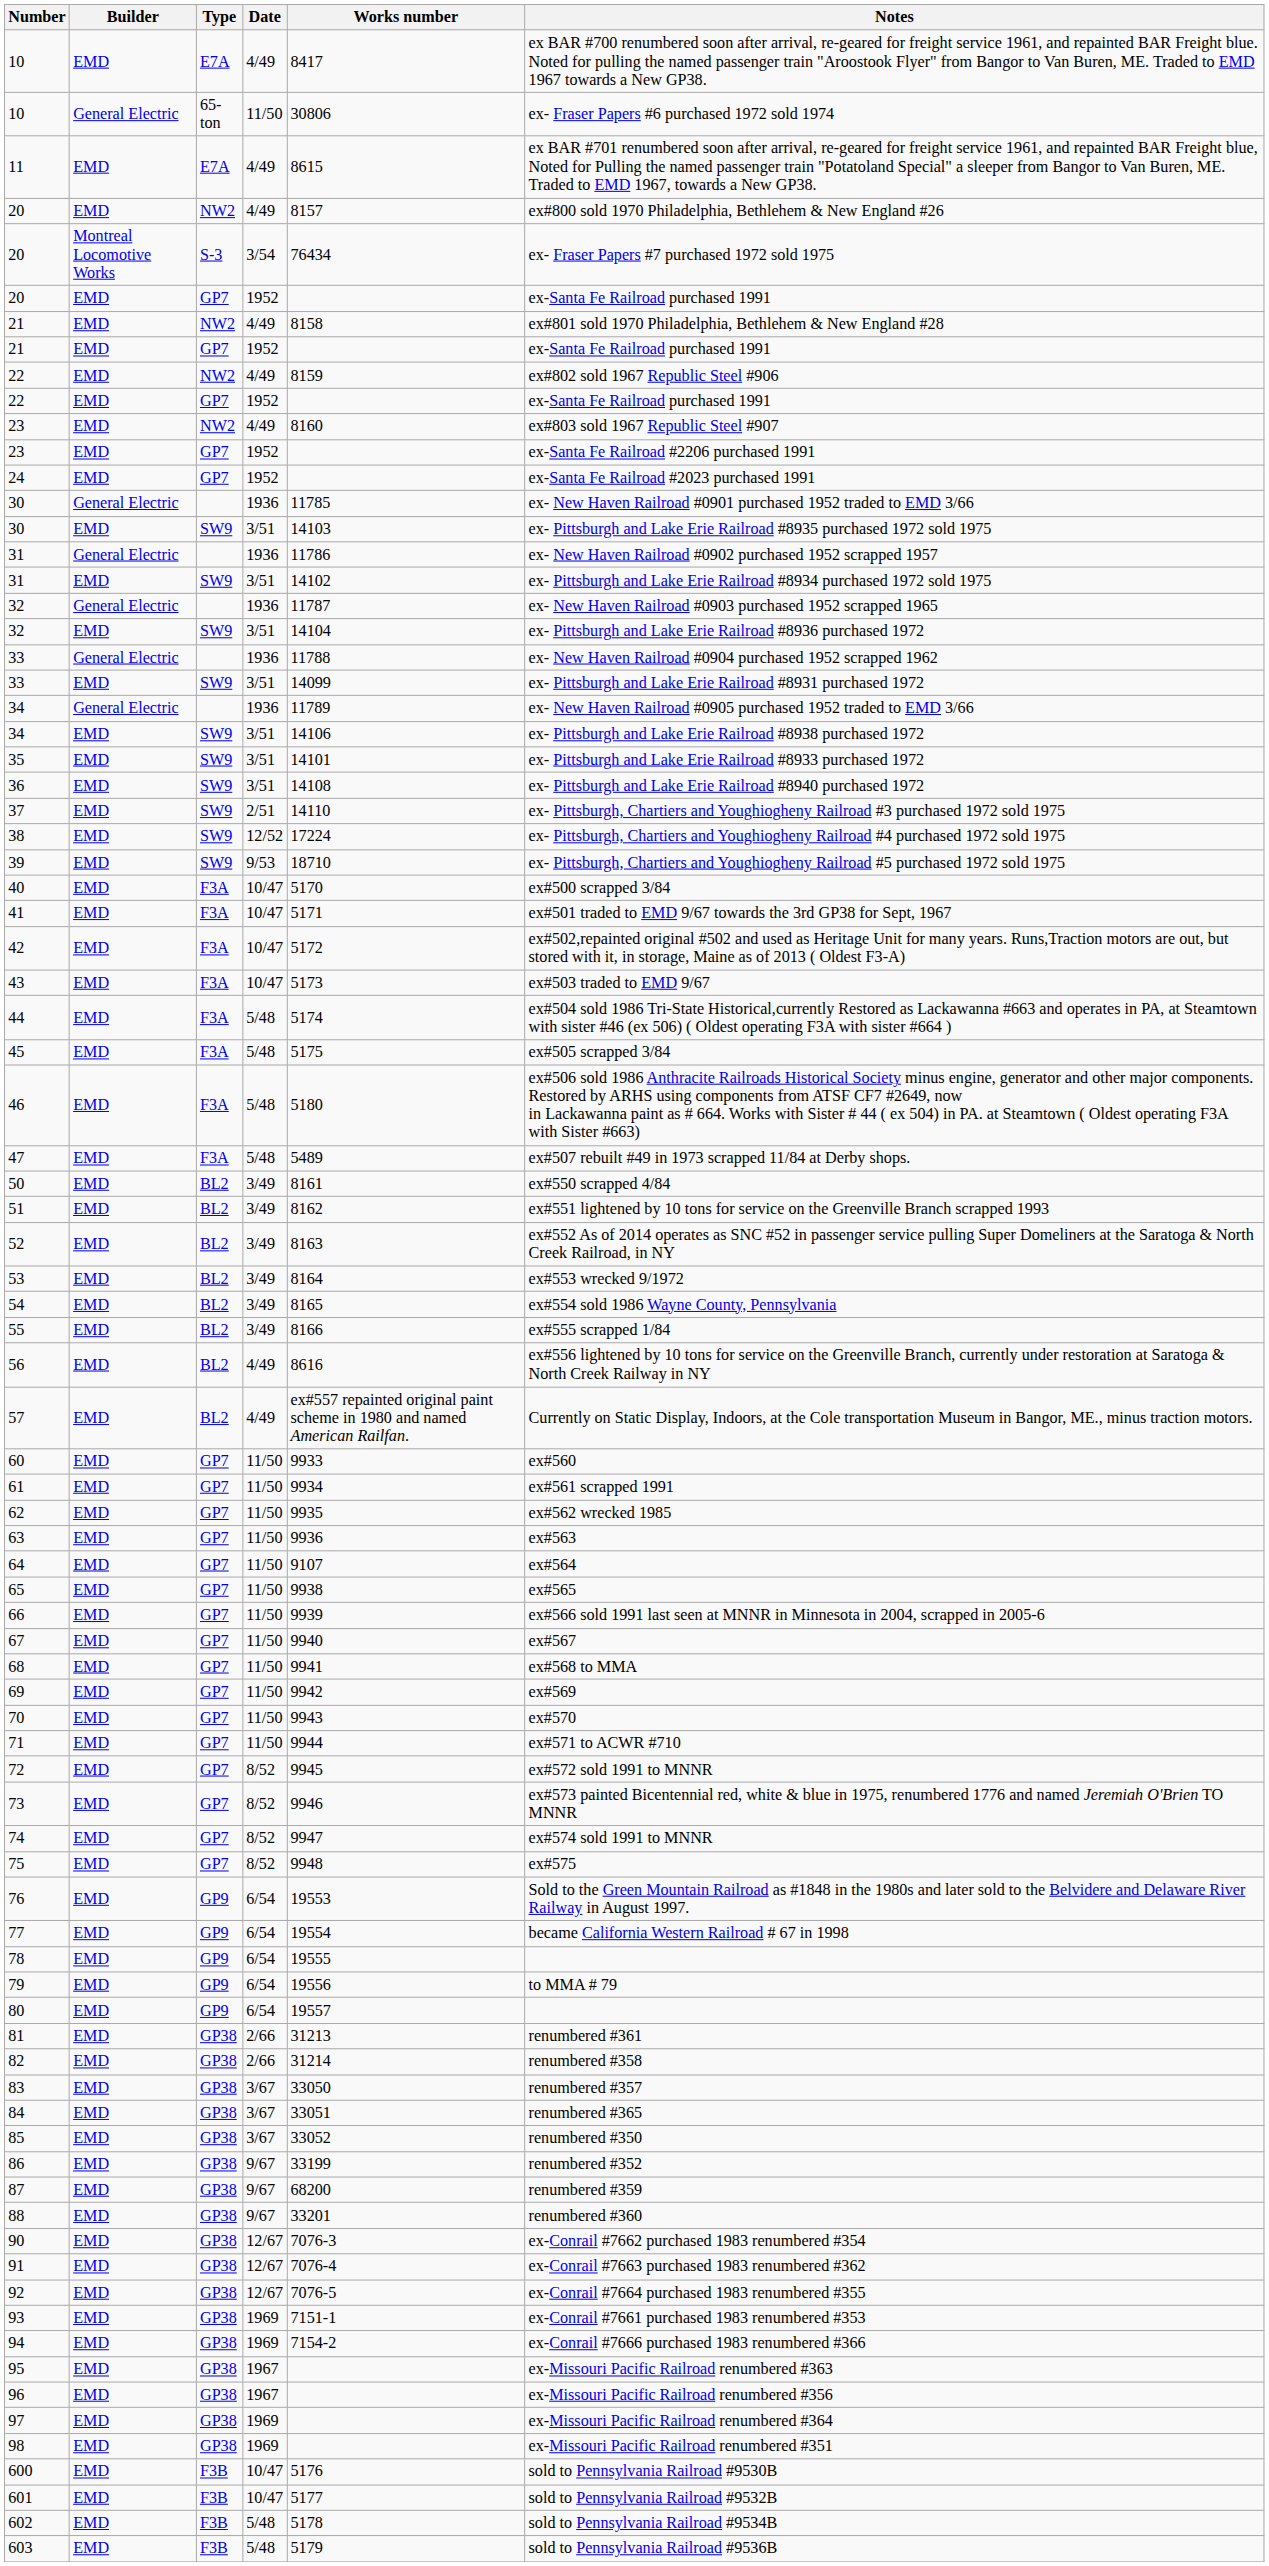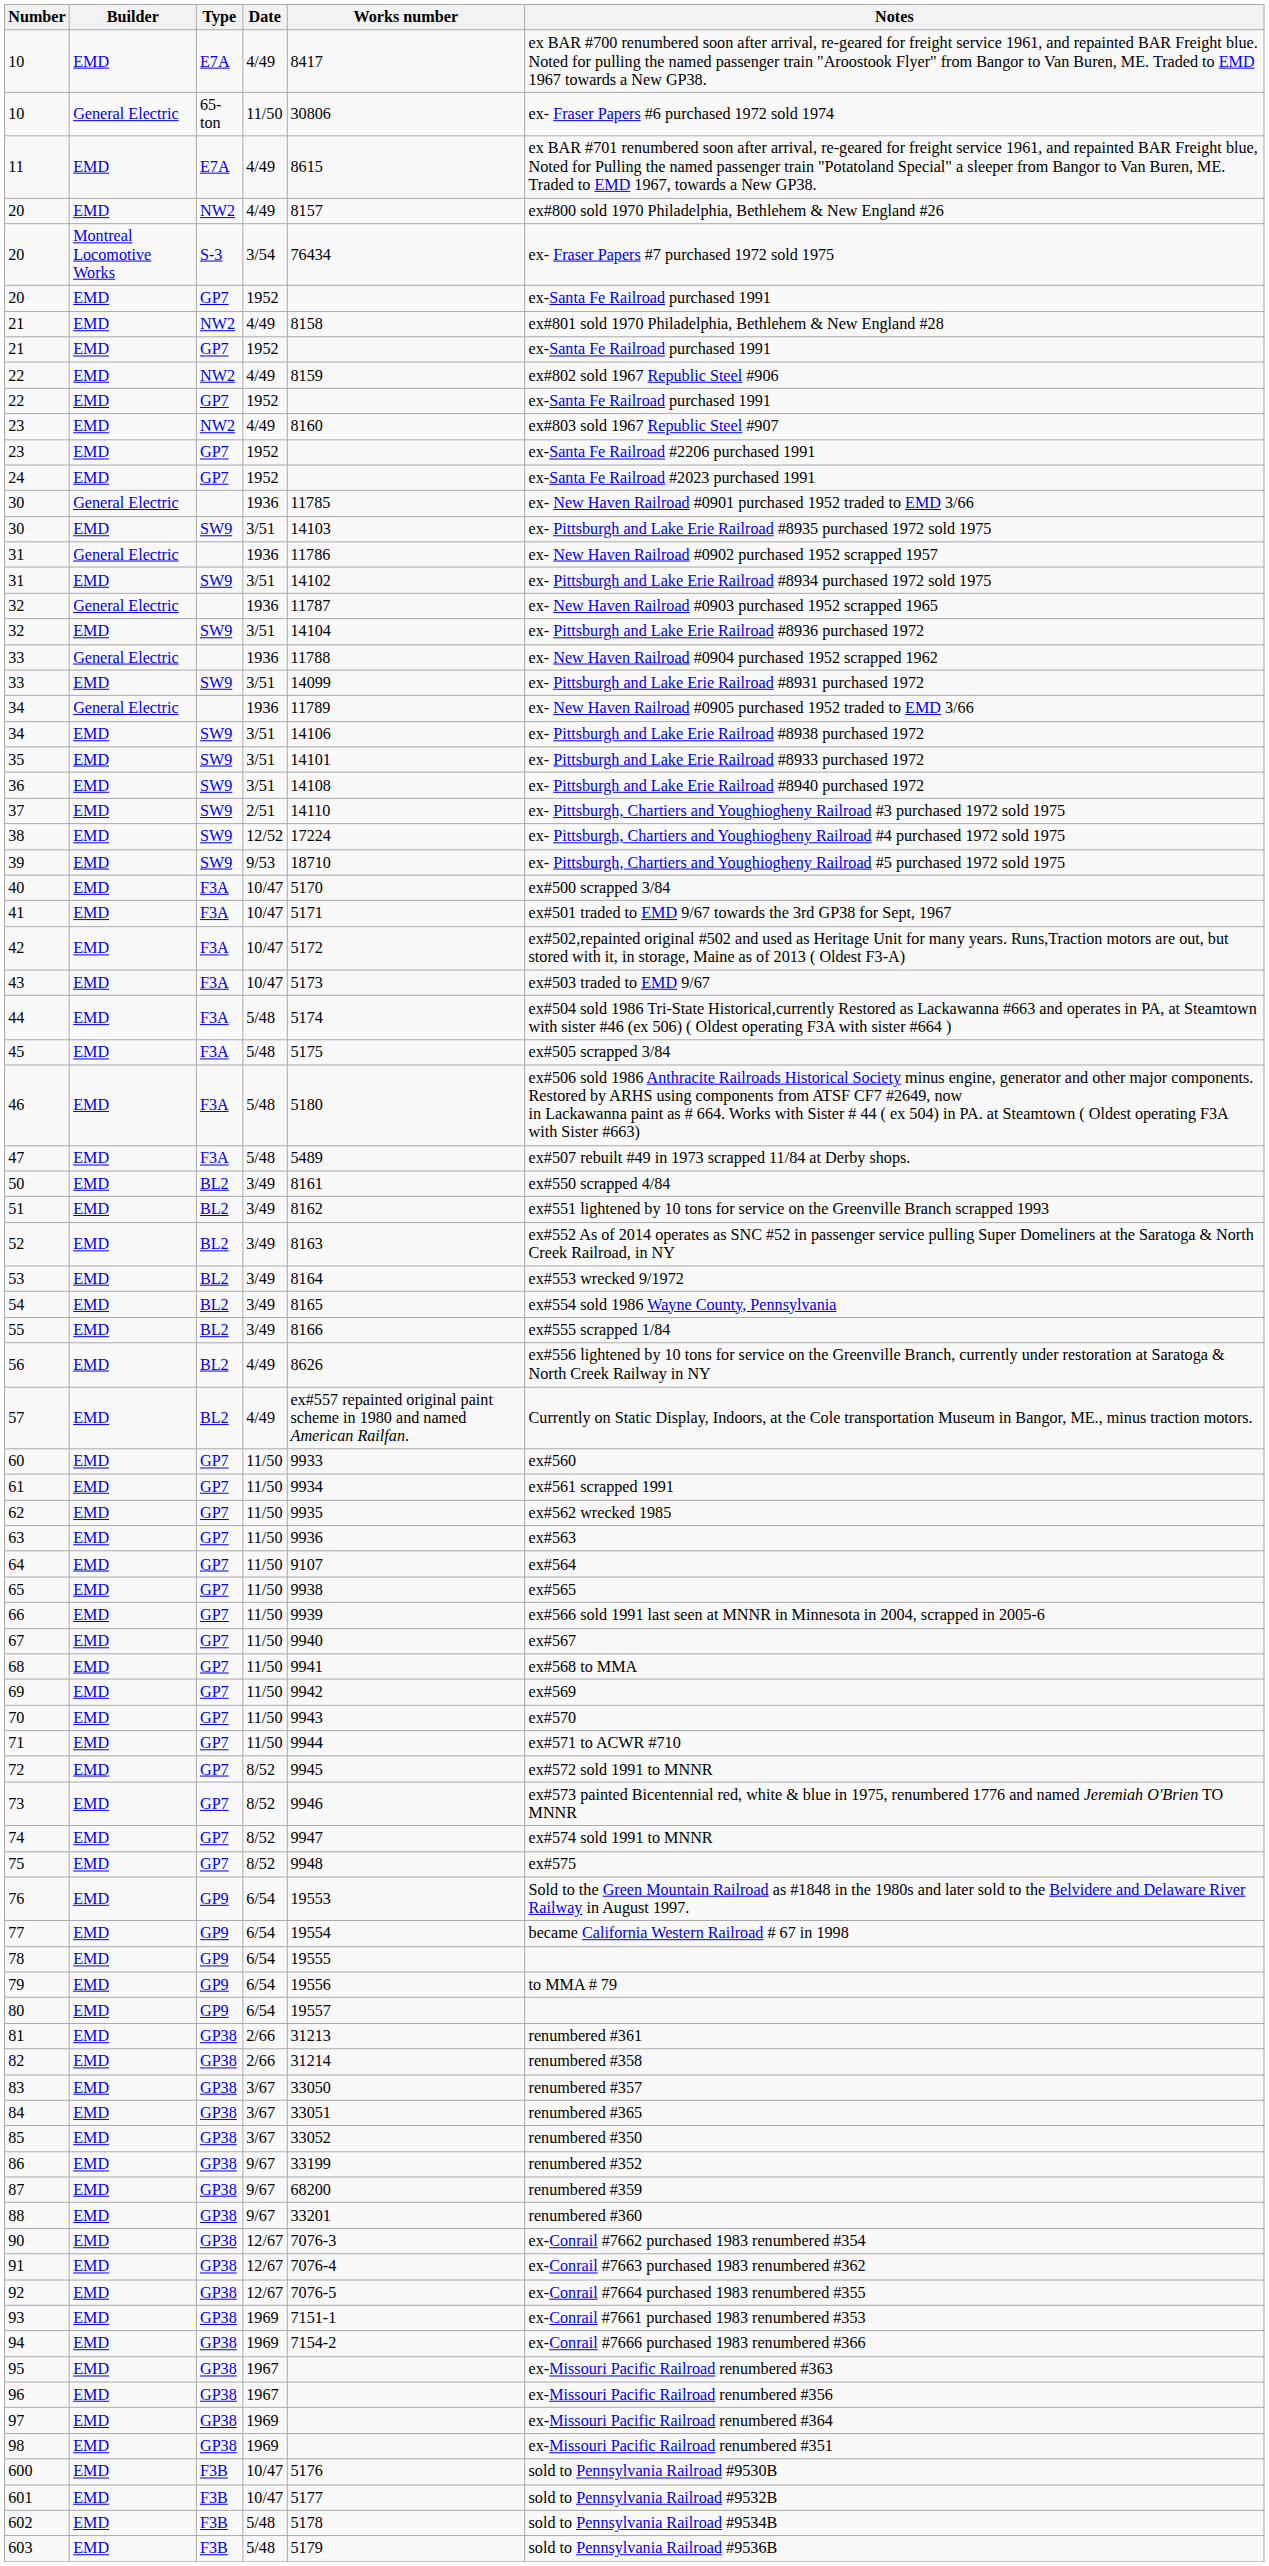(307, 1364) 8616 -> (307, 1364) 8626
